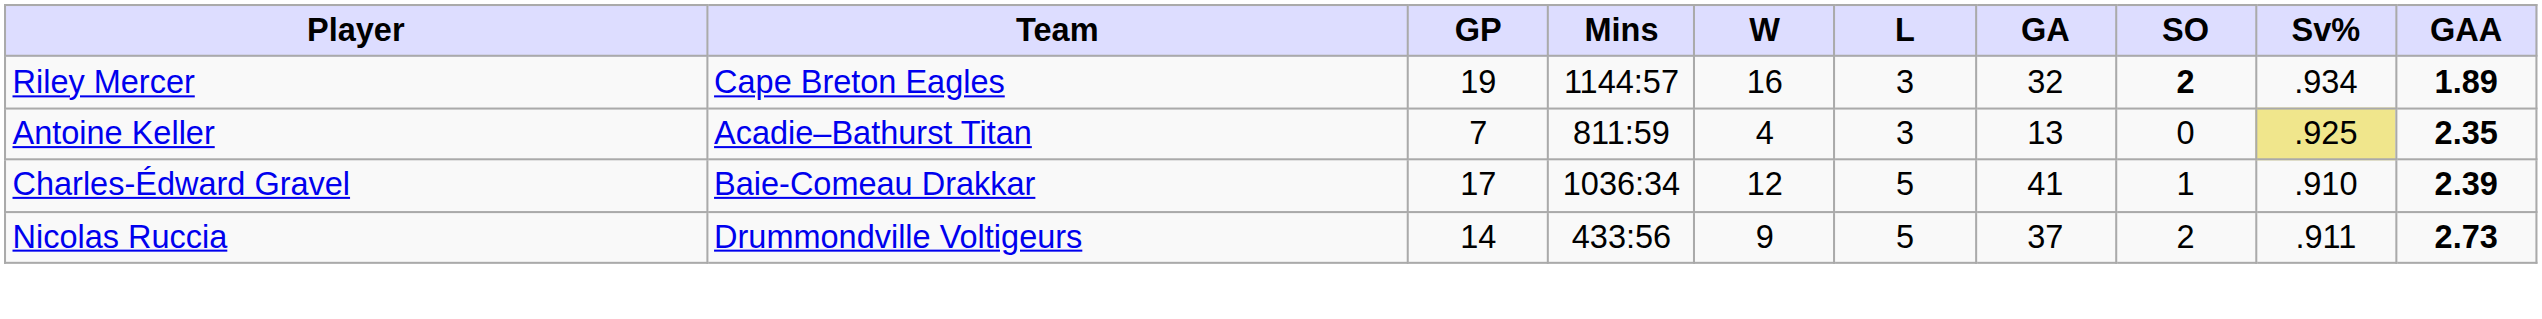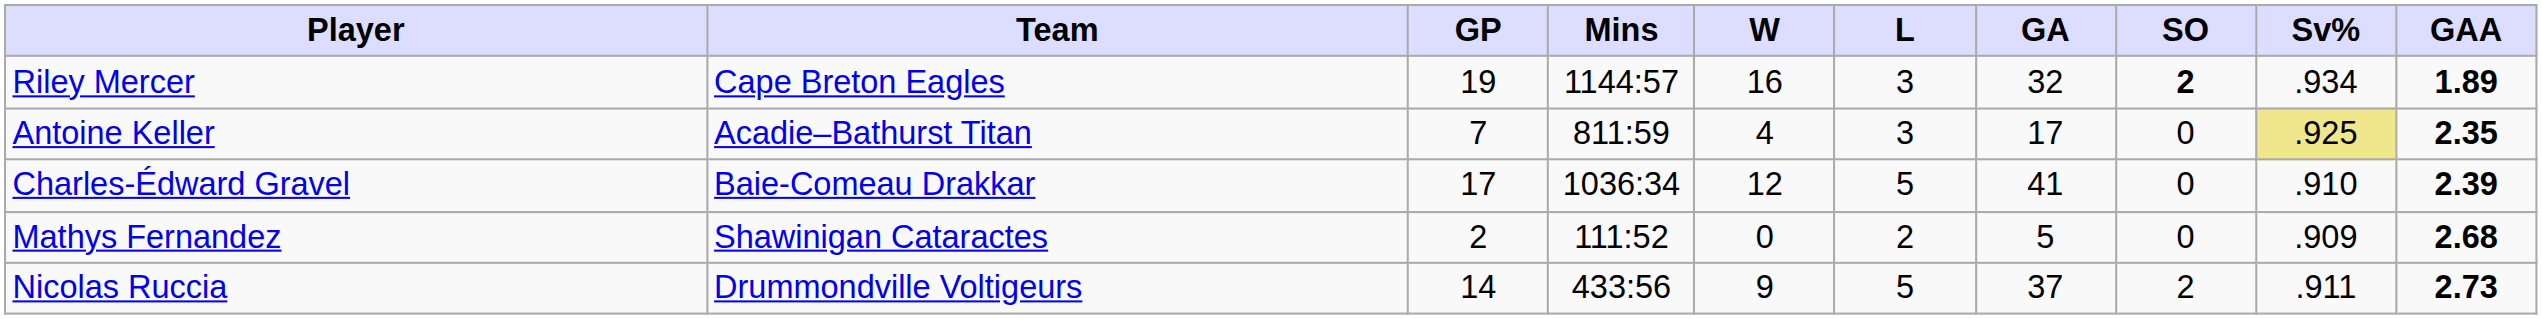(2045, 133) 13 -> (2045, 133) 17
(2186, 184) 1 -> (2186, 184) 0
+ row: (147, 236)
